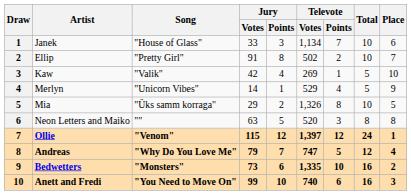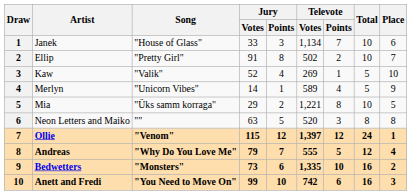(253, 74) 42 -> (253, 74) 52
(310, 89) 529 -> (310, 89) 589
(310, 105) 1,326 -> (310, 105) 1,221
(310, 151) 747 -> (310, 151) 555
(310, 182) 740 -> (310, 182) 742
